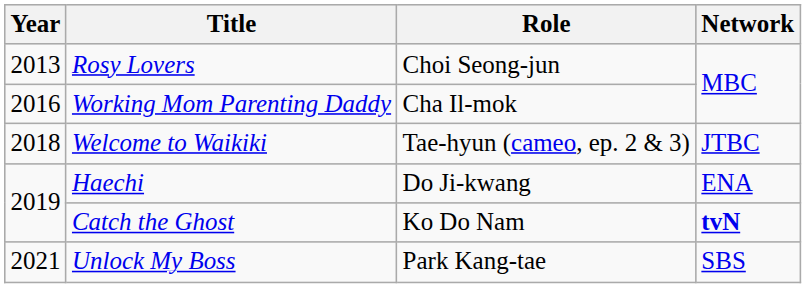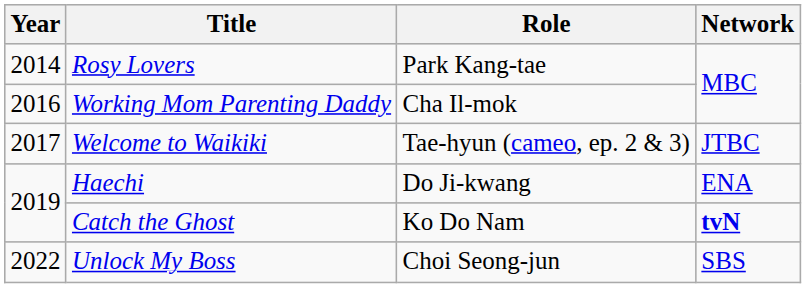(35, 63) 2013 -> (35, 63) 2014
(481, 63) Choi Seong-jun -> (474, 63) Park Kang-tae
(35, 143) 2018 -> (35, 143) 2017
(35, 261) 2021 -> (35, 261) 2022
(474, 261) Park Kang-tae -> (481, 261) Choi Seong-jun
